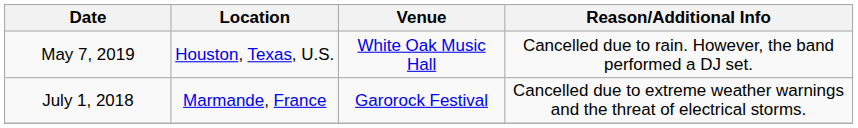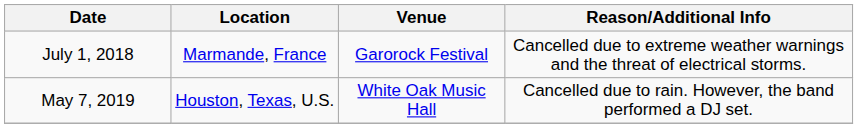rows swapped: (88, 100) <-> (88, 54)
